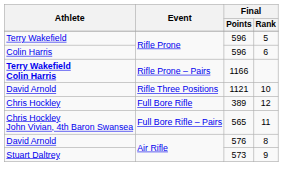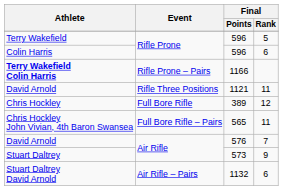(266, 90) 10 -> (266, 90) 11
(266, 141) 8 -> (266, 141) 7
+ row: (33, 174)
